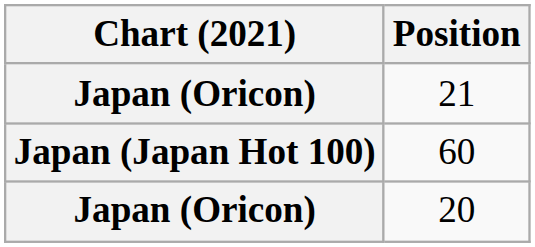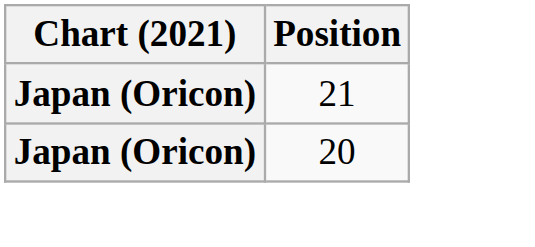- row: (457, 151)
